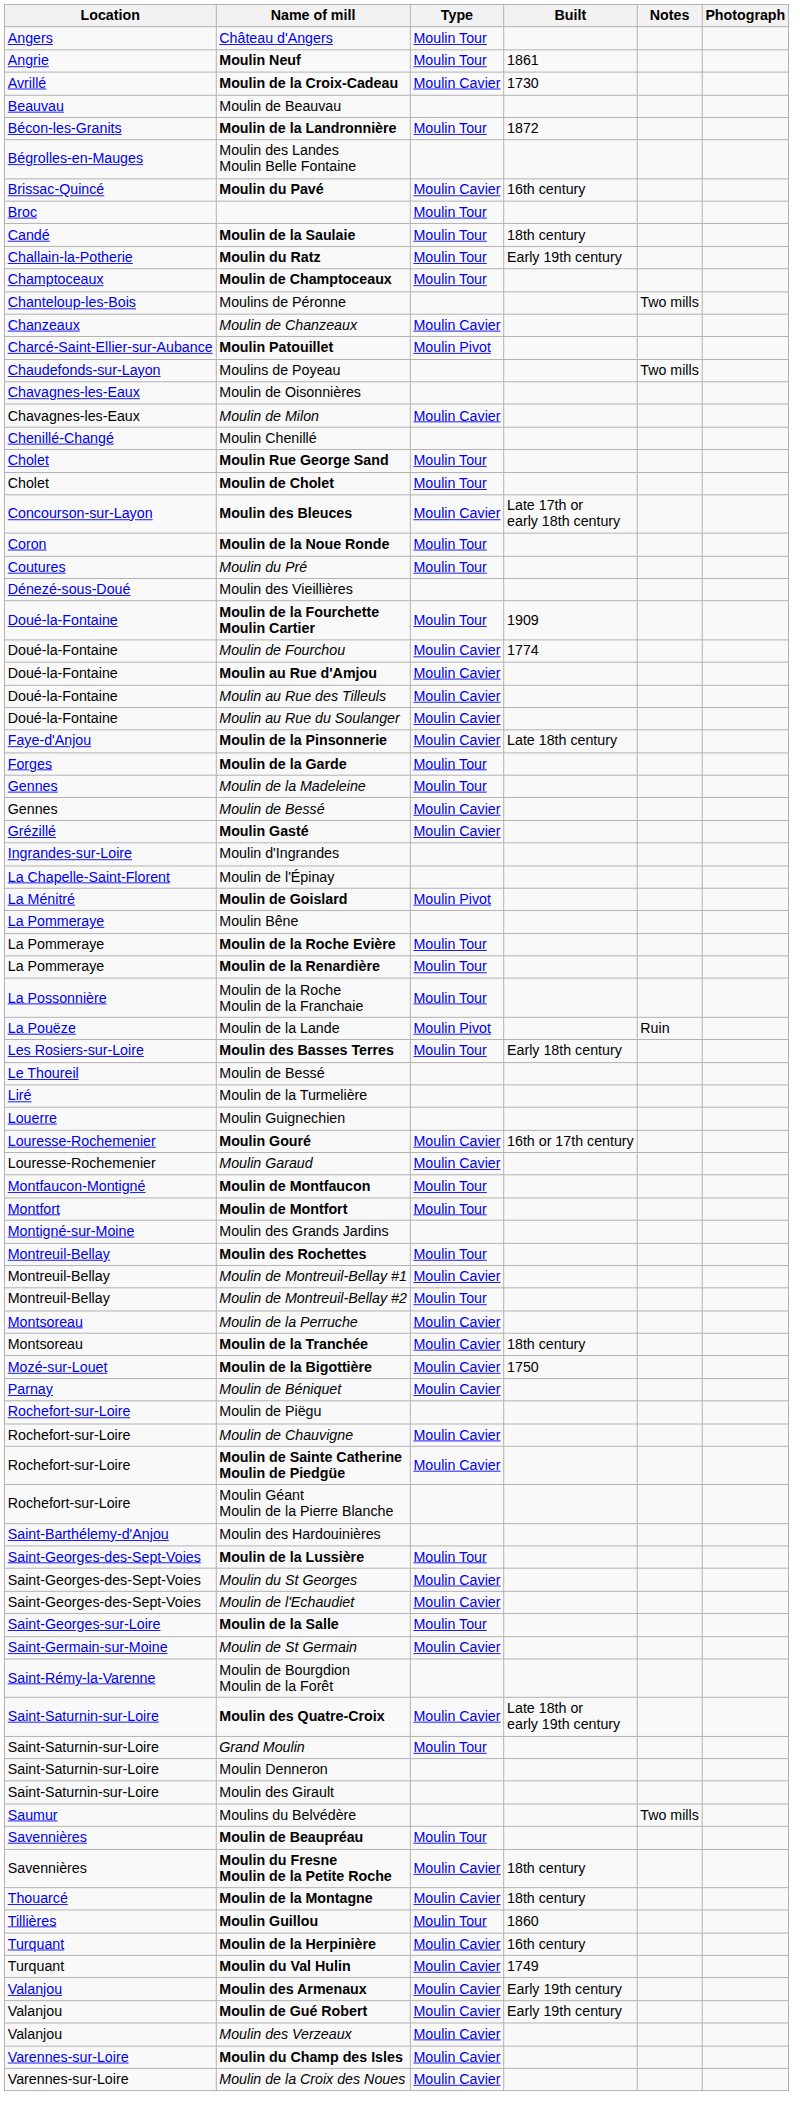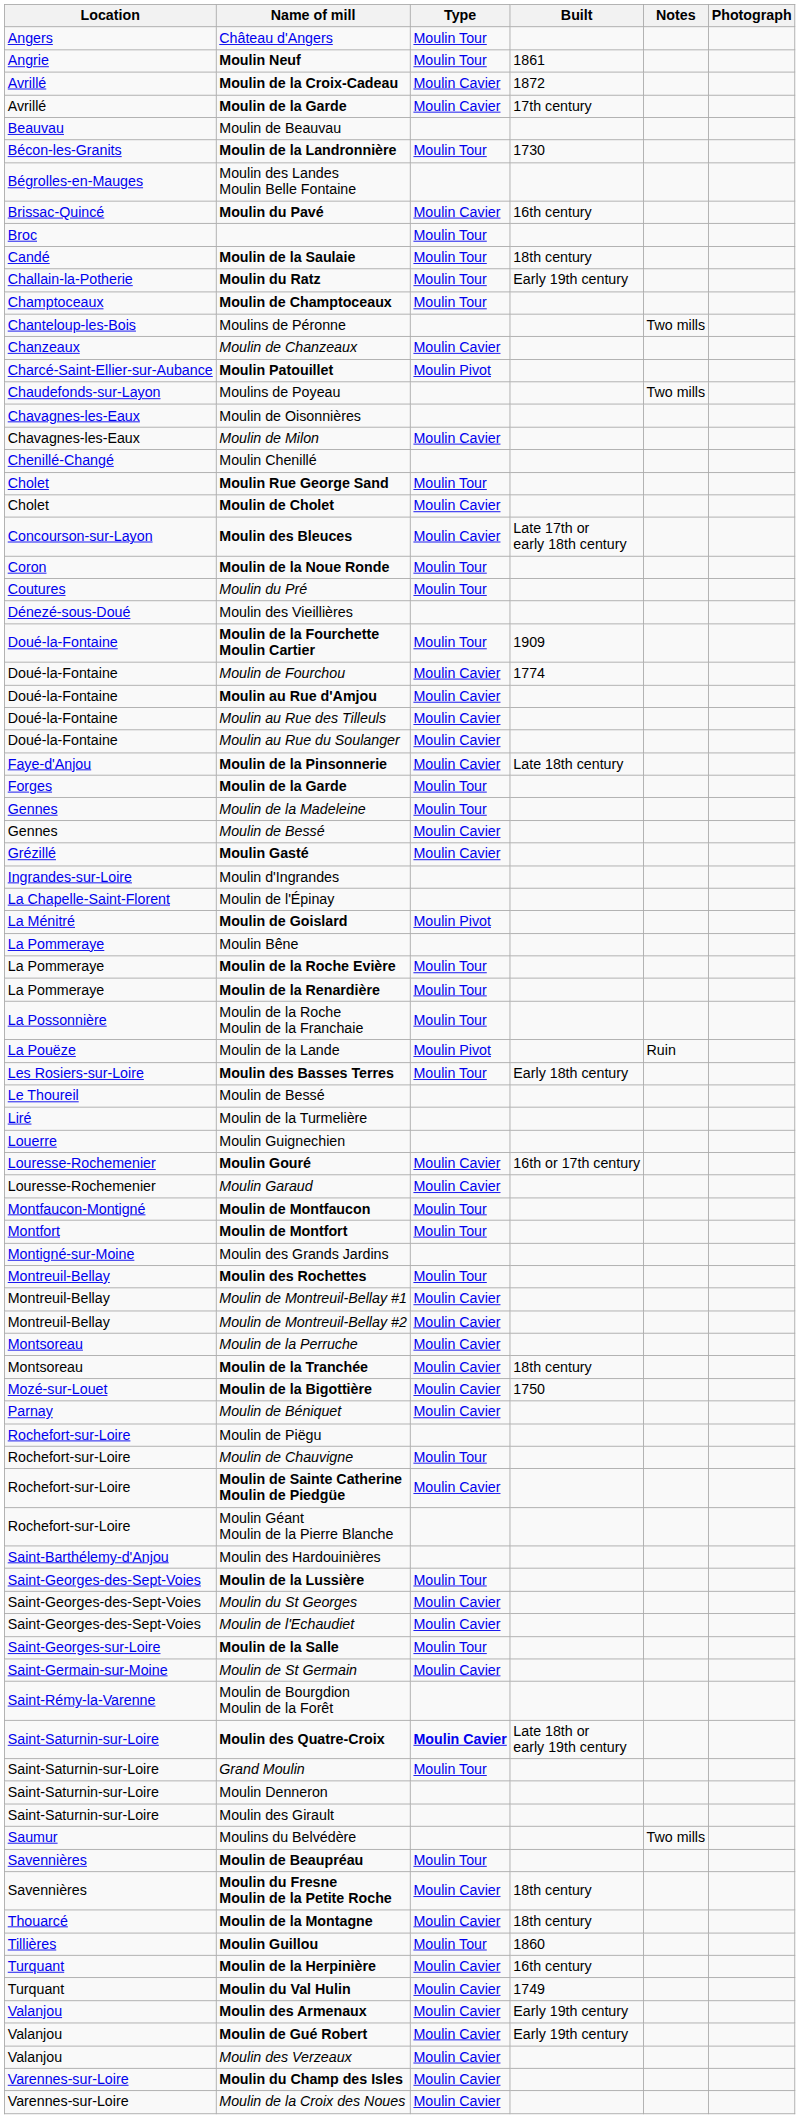(523, 83) 1730 -> (529, 83) 1872
+ row: (27, 106)
(523, 128) 1872 -> (529, 151) 1730
(450, 483) Moulin Tour -> (457, 506) Moulin Cavier
(450, 1299) Moulin Tour -> (457, 1321) Moulin Cavier
(457, 1434) Moulin Cavier -> (450, 1457) Moulin Tour
(457, 1716) normal -> (460, 1739) bold
